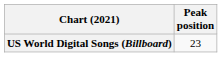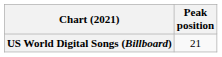(196, 43) 23 -> (196, 43) 21
